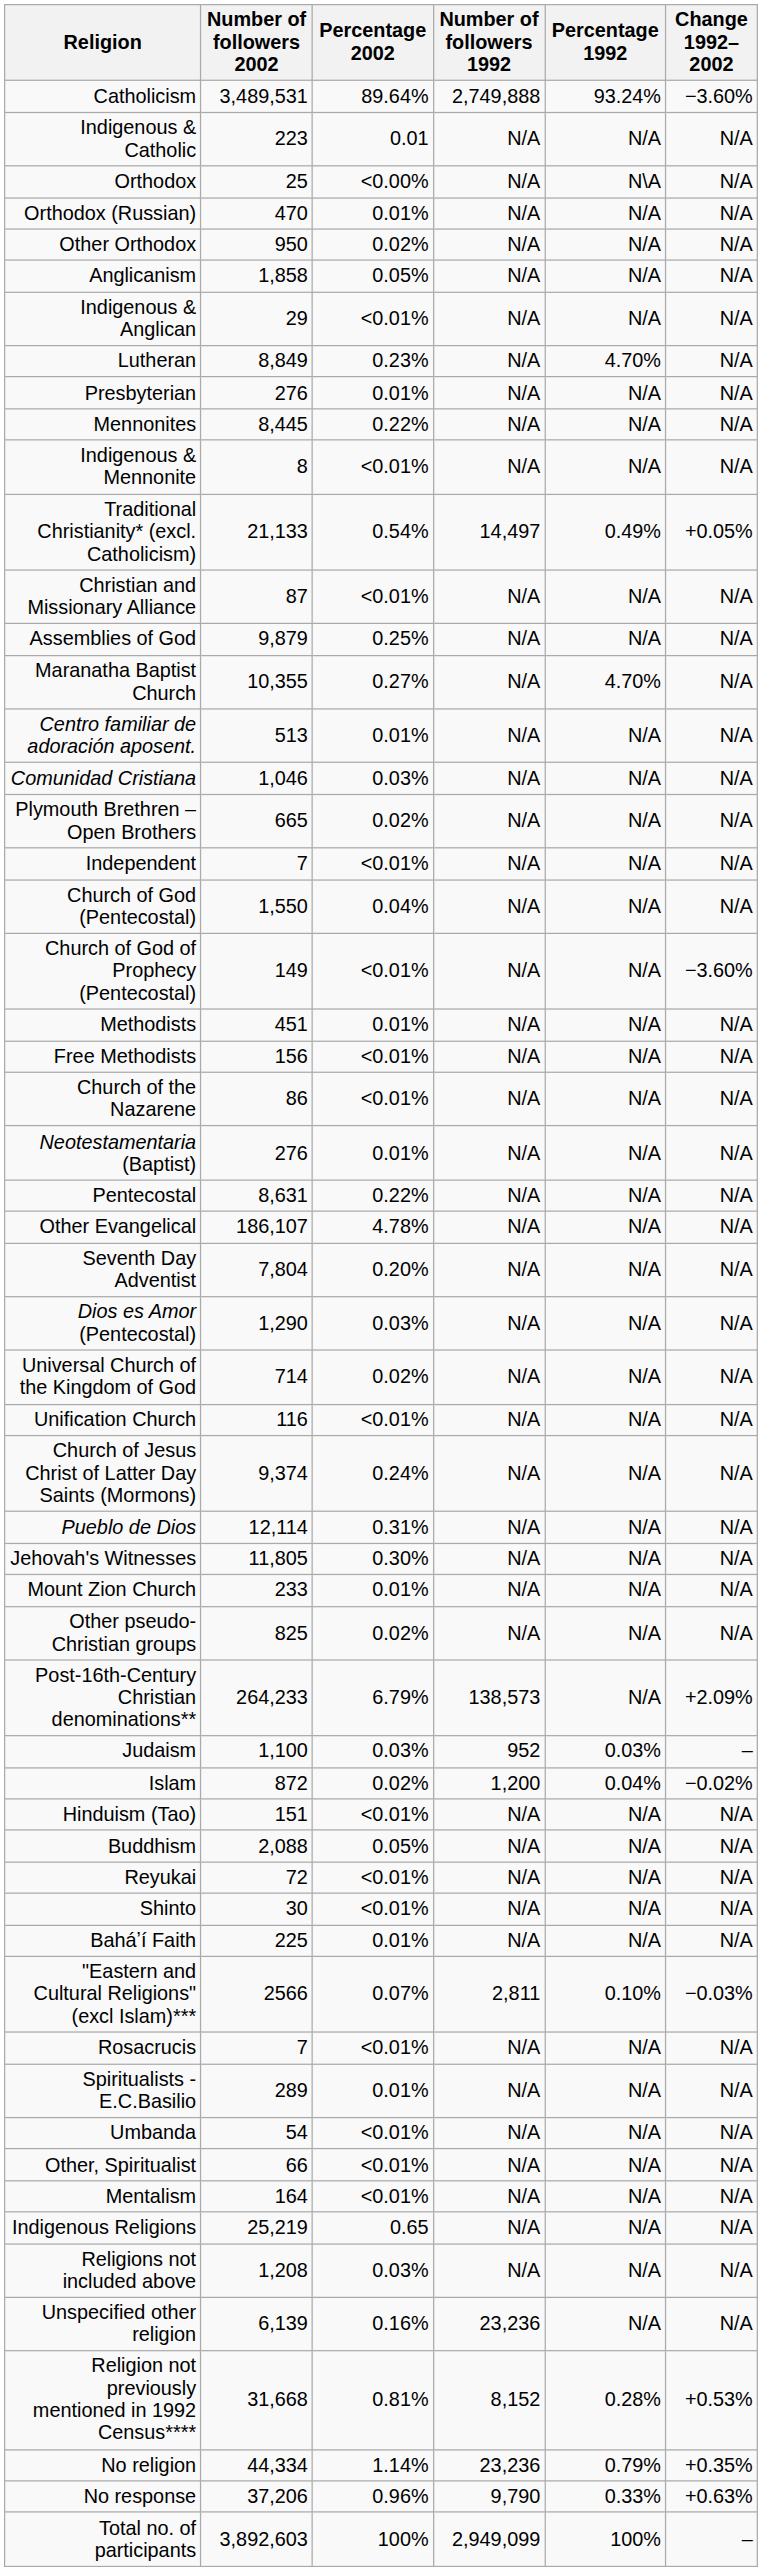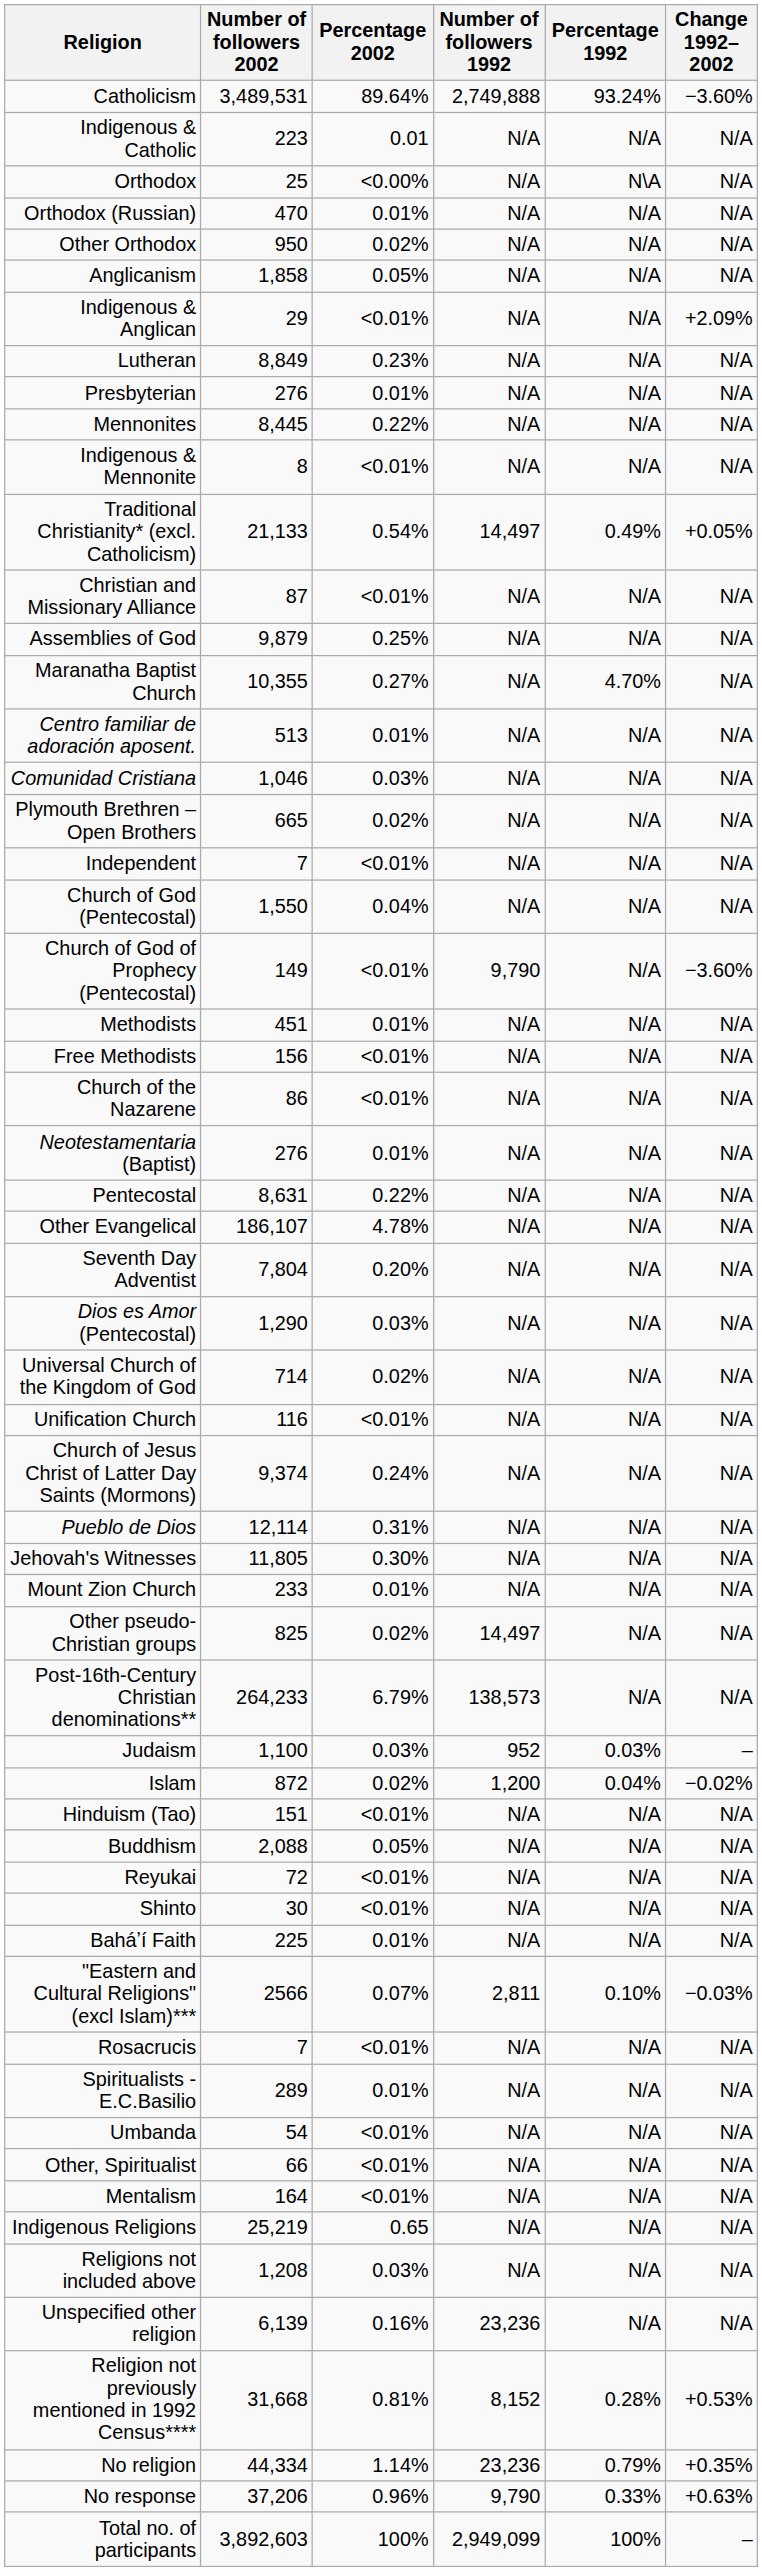(736, 318) N/A -> (719, 318) +2.09%
(633, 361) 4.70% -> (644, 361) N/A
(524, 971) N/A -> (515, 971) 9,790
(524, 1632) N/A -> (510, 1632) 14,497
(719, 1697) +2.09% -> (736, 1697) N/A
